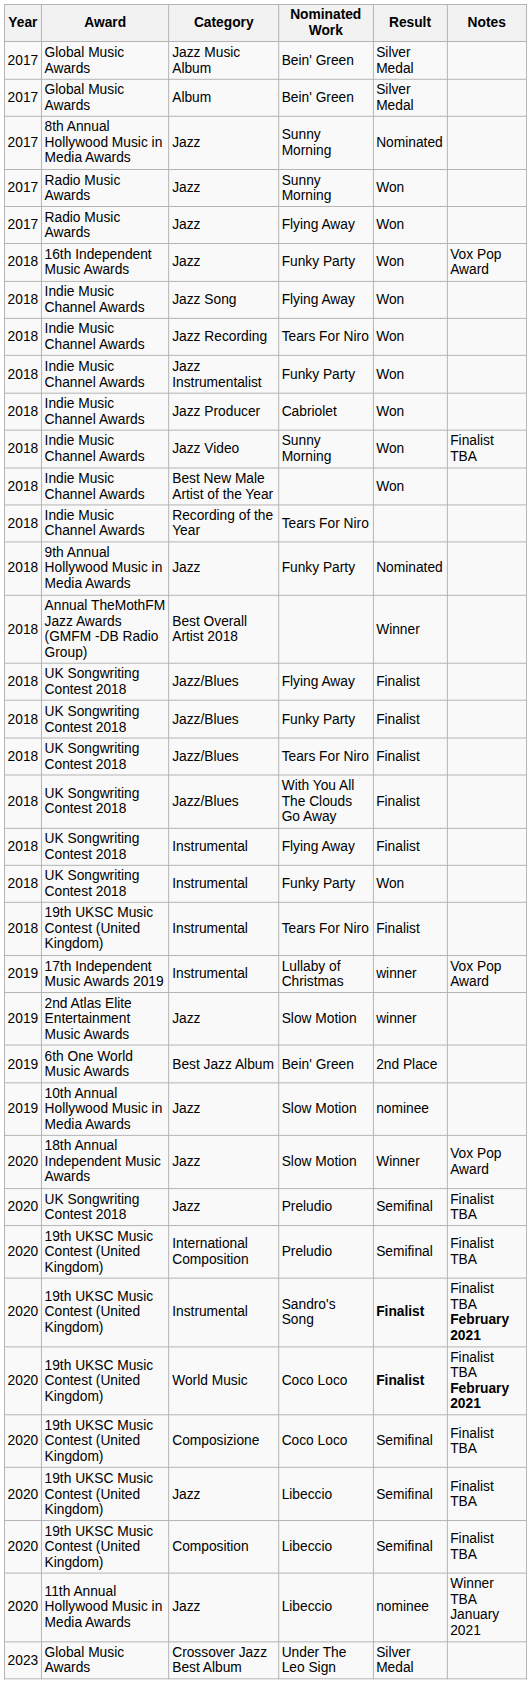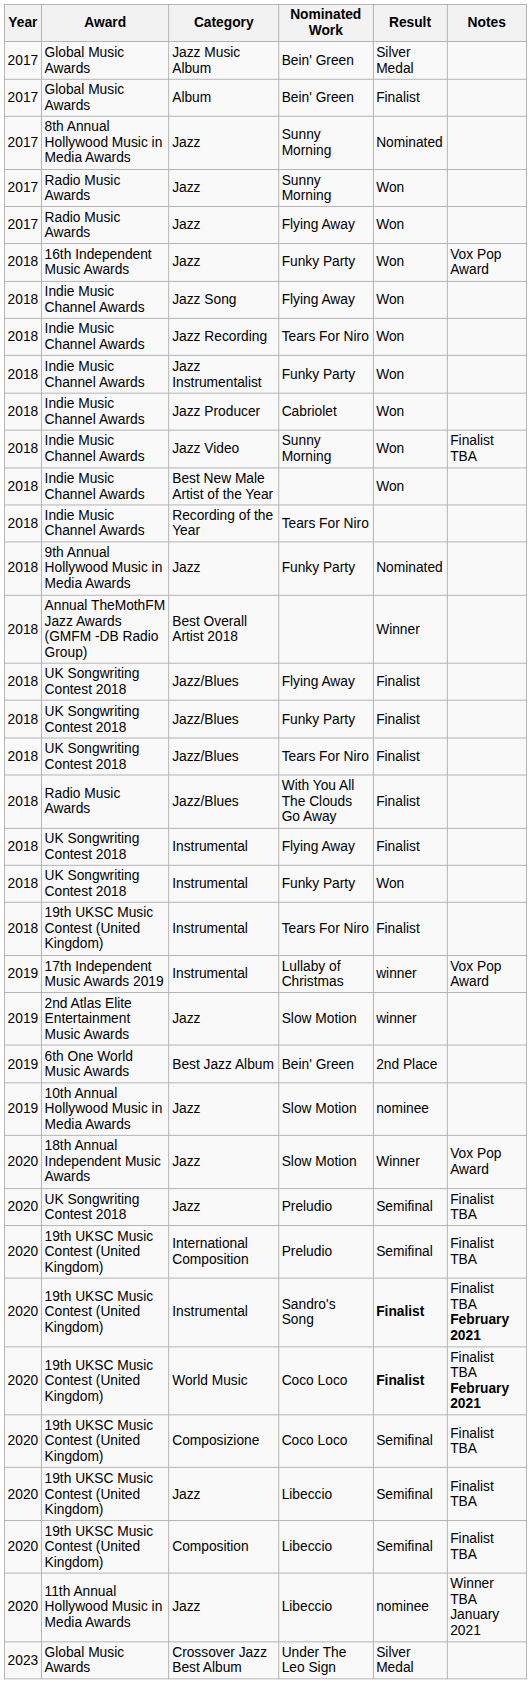(395, 97) Silver Medal -> (398, 97) Finalist
(92, 801) UK Songwriting Contest 2018 -> (82, 801) Radio Music Awards
